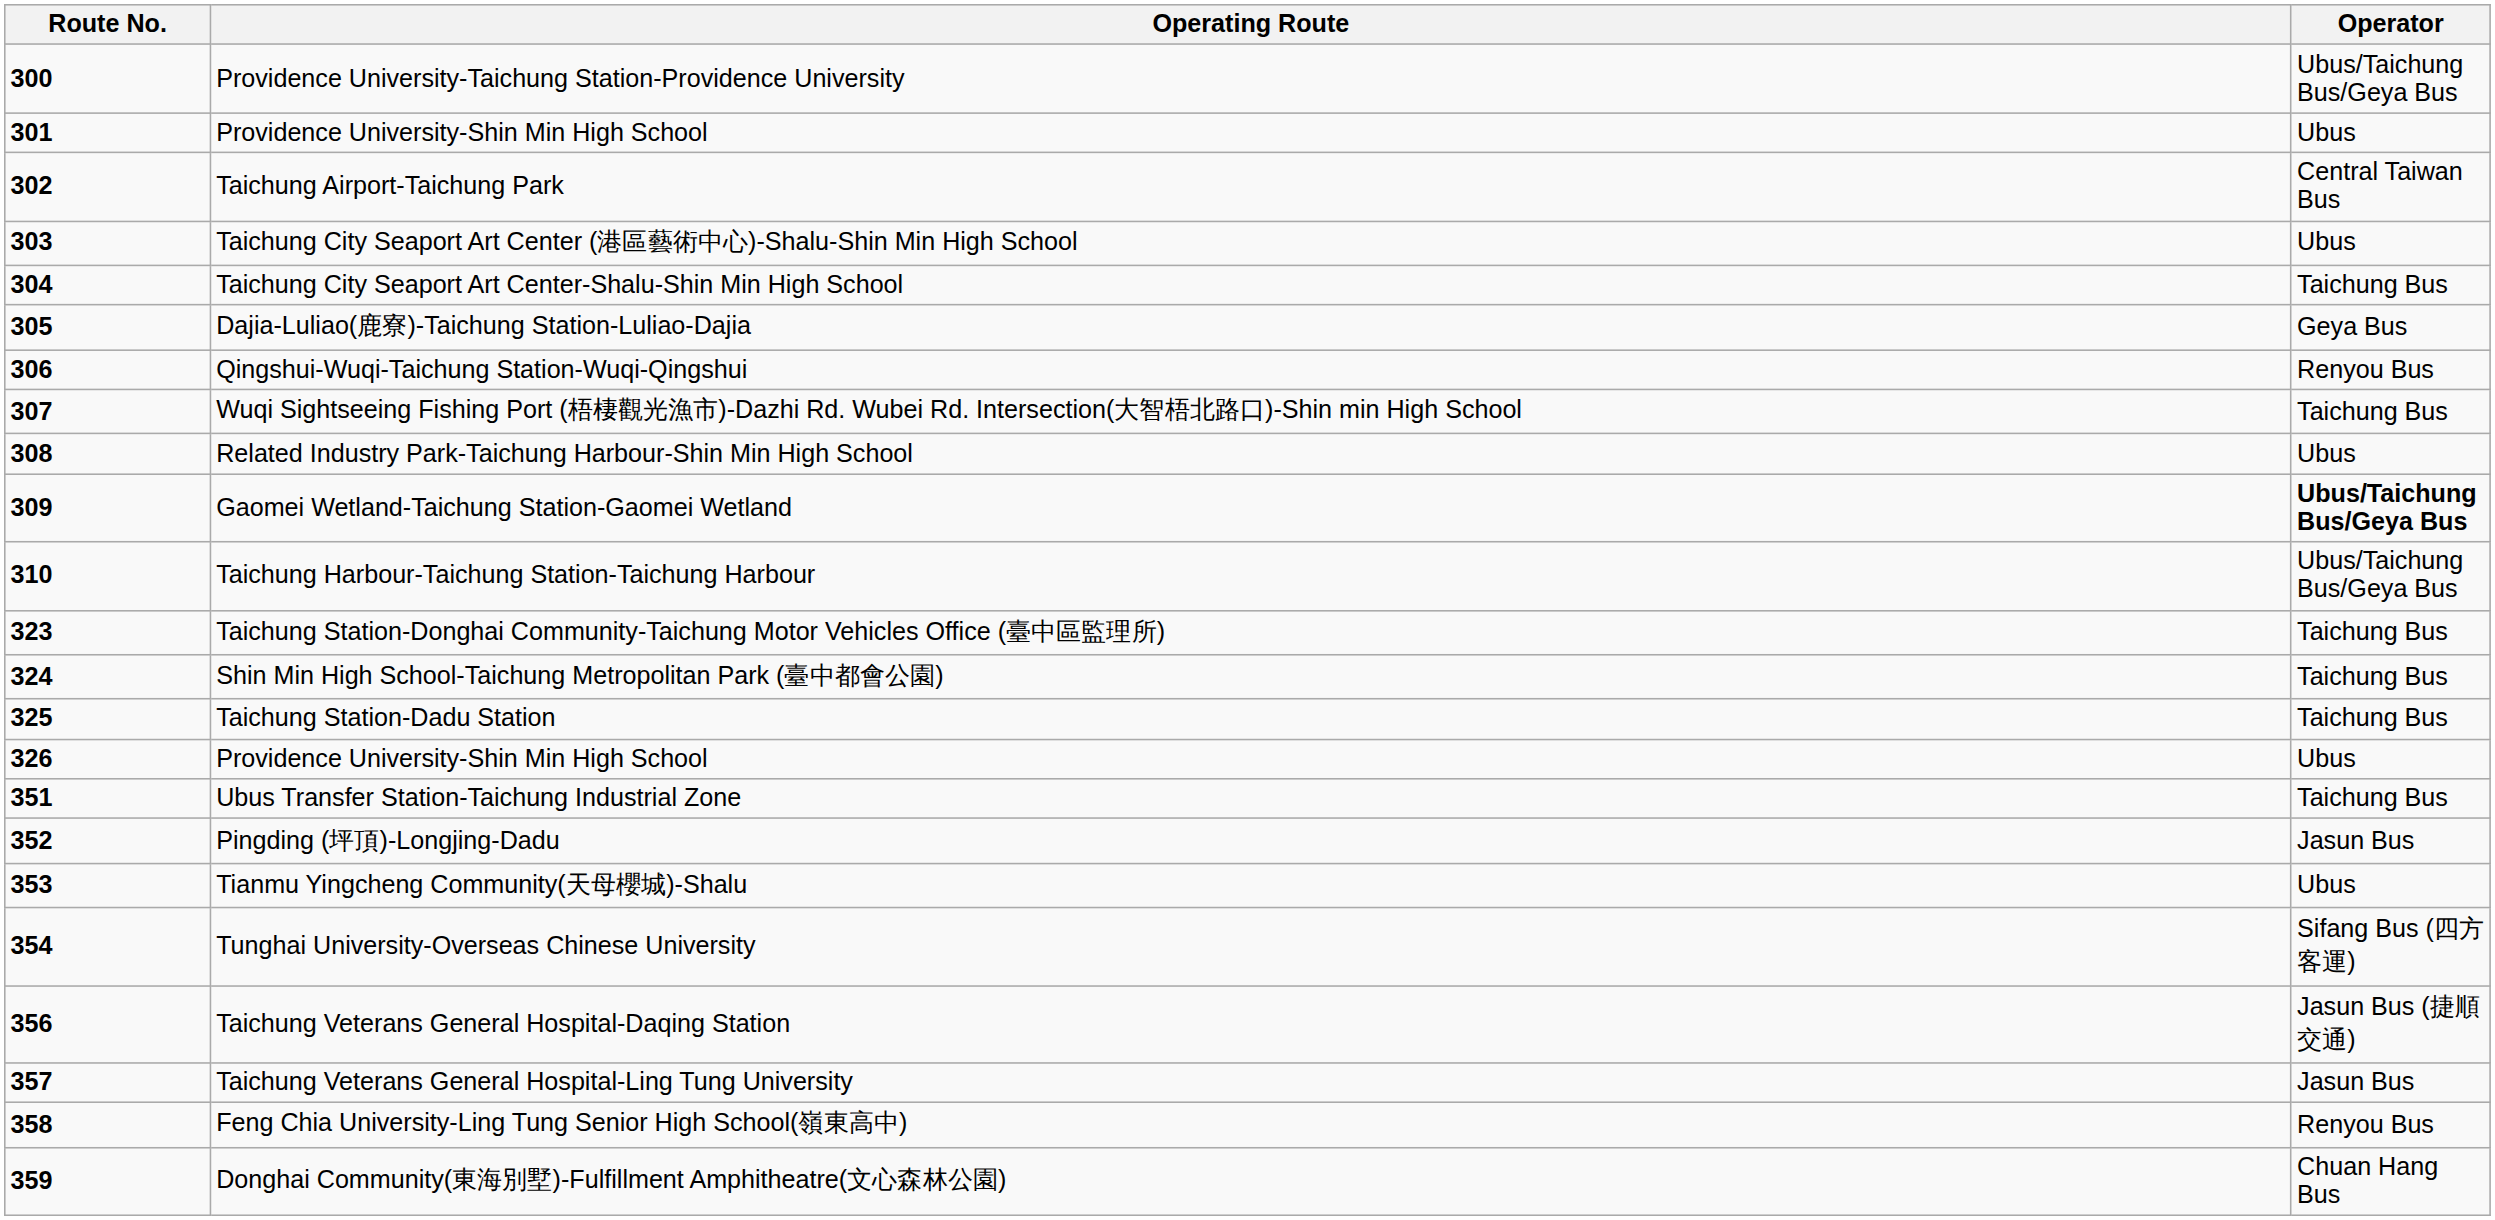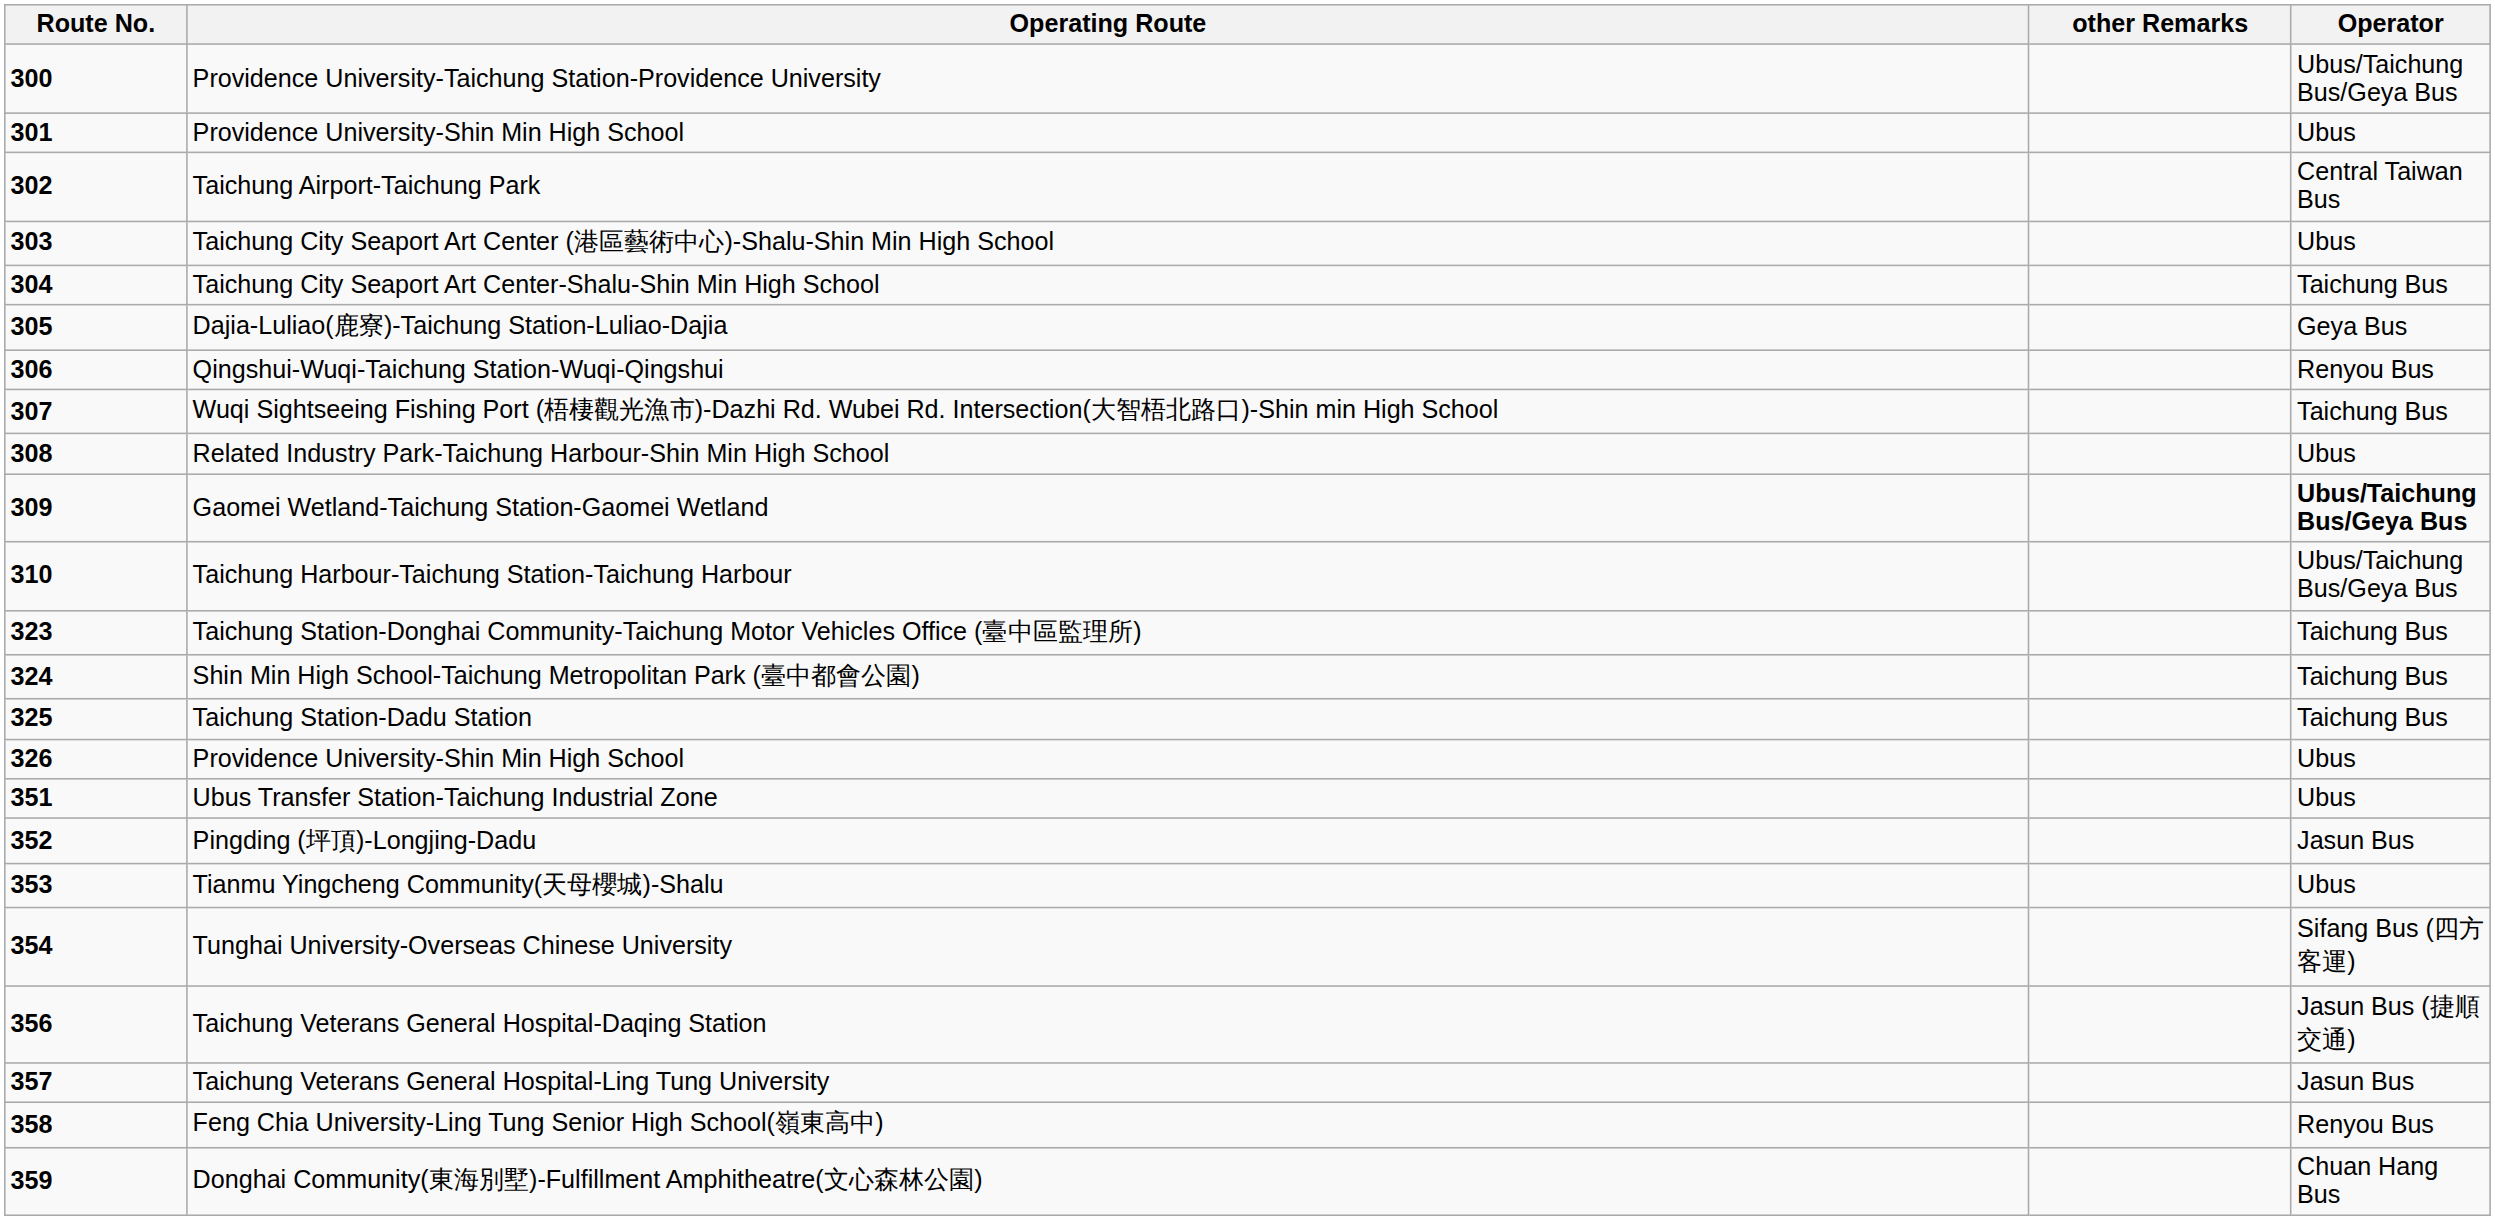+ column: (2160, 24)
(2372, 798) Taichung Bus -> (2326, 798) Ubus
